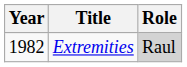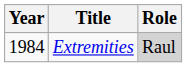(27, 47) 1982 -> (27, 47) 1984
